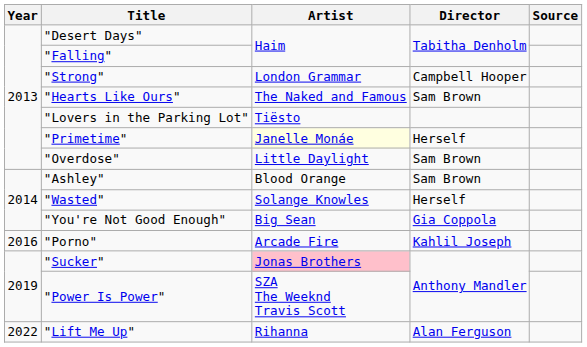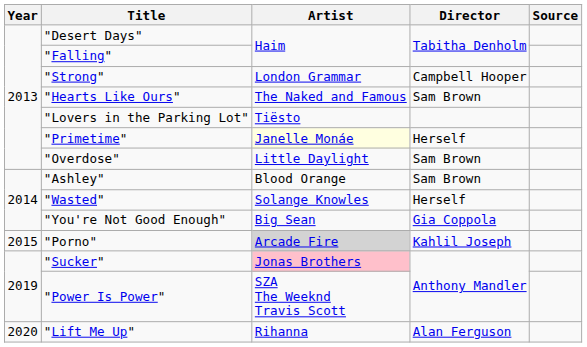(23, 241) 2016 -> (23, 241) 2015
(297, 241) no background -> (297, 241) lightgrey background
(23, 332) 2022 -> (23, 332) 2020
